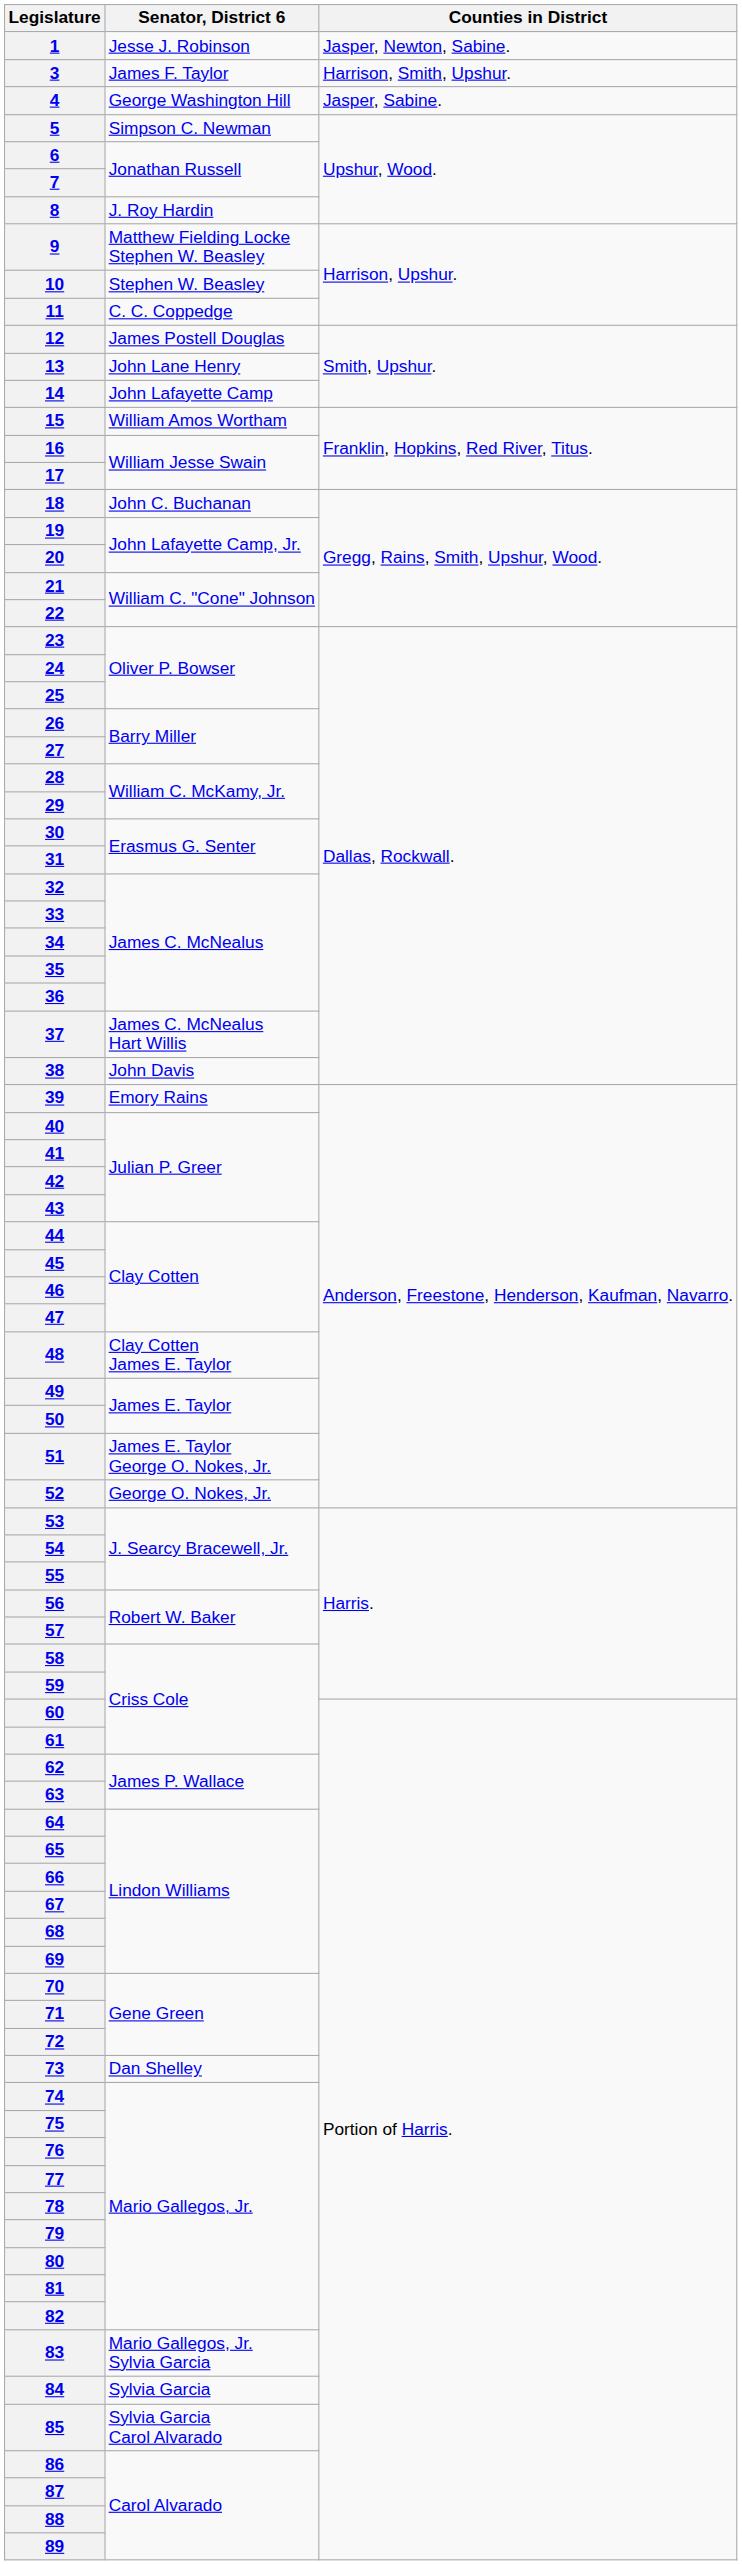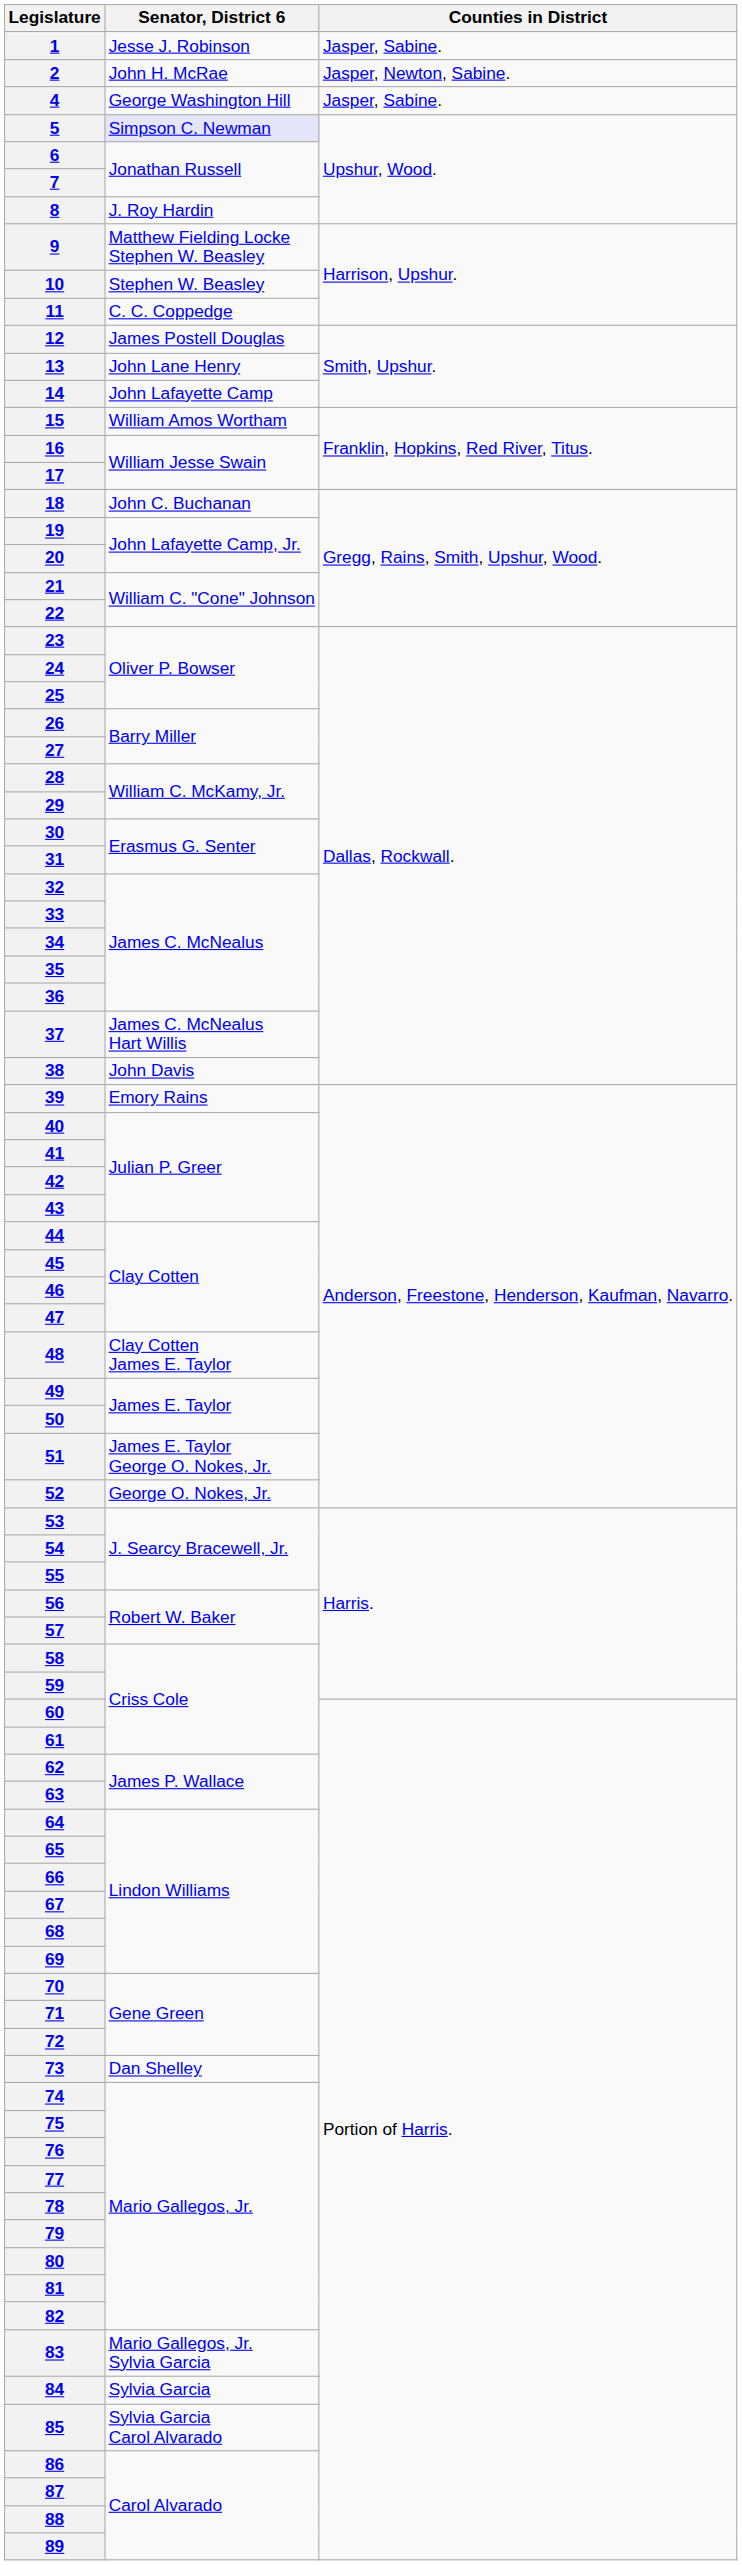(417, 45) Jasper, Newton, Sabine. -> (382, 45) Jasper, Sabine.
+ row: (55, 73)
- row: (55, 73)
(190, 127) no background -> (190, 127) lavender background
